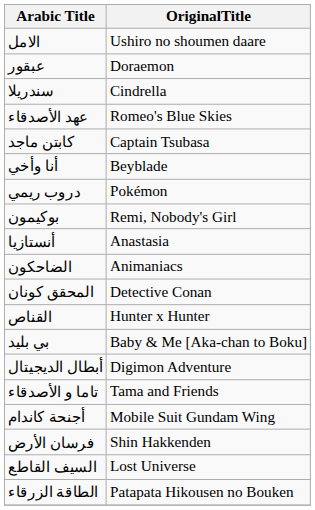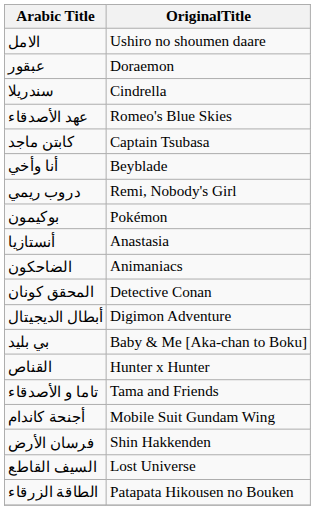(139, 191) Pokémon -> (173, 191) Remi, Nobody's Girl
(173, 216) Remi, Nobody's Girl -> (139, 216) Pokémon
rows swapped: (30, 317) <-> (55, 367)
